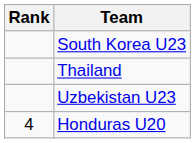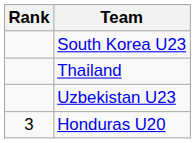(29, 124) 4 -> (29, 124) 3
